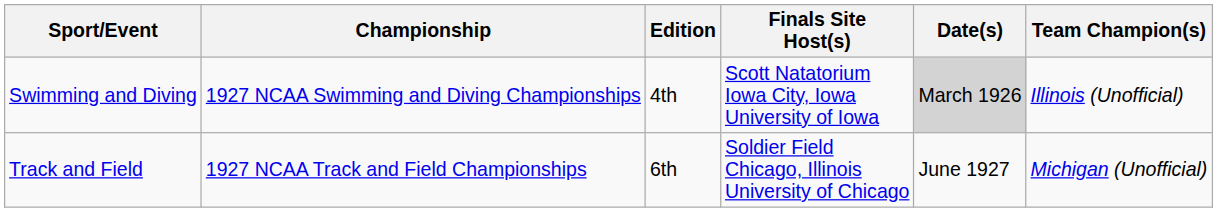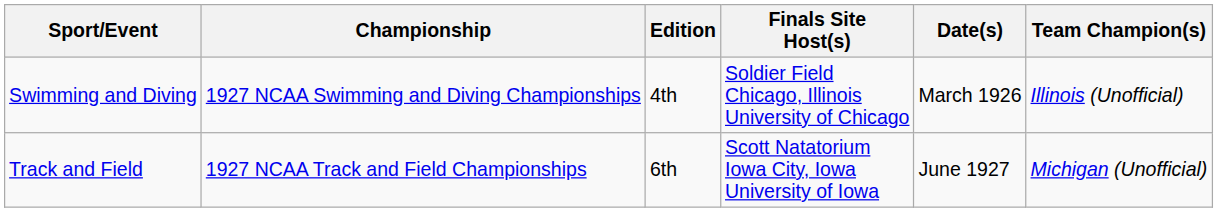(802, 94) Scott Natatorium Iowa City, Iowa University of Iowa -> (817, 94) Soldier Field Chicago, Illinois University of Chicago
(970, 94) lightgrey background -> (970, 94) no background
(817, 169) Soldier Field Chicago, Illinois University of Chicago -> (802, 169) Scott Natatorium Iowa City, Iowa University of Iowa
